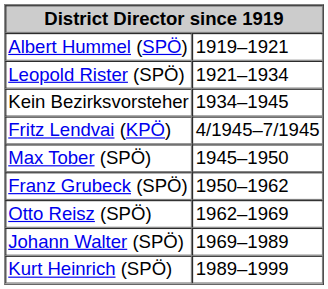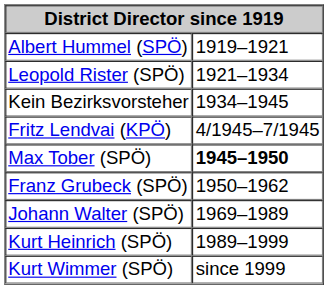(242, 158) normal -> (242, 158) bold
- row: (80, 213)
+ row: (91, 269)
